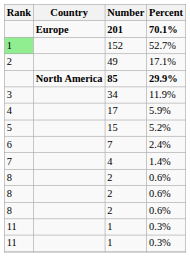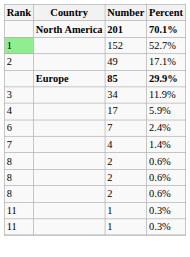(52, 29) Europe -> (69, 29) North America
(69, 78) North America -> (52, 78) Europe
- row: (113, 128)
